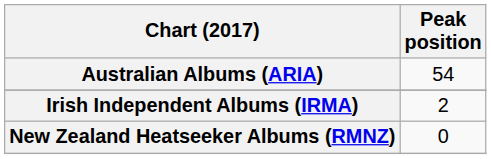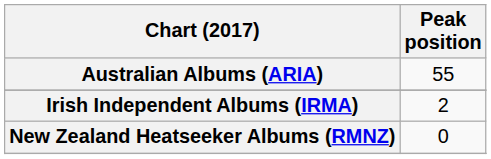(443, 74) 54 -> (443, 74) 55
